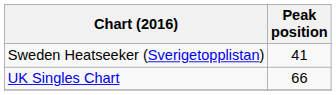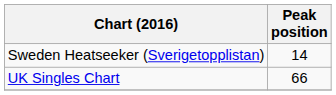(299, 55) 41 -> (299, 55) 14
